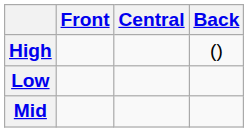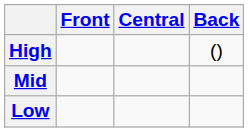rows swapped: (30, 111) <-> (30, 80)
